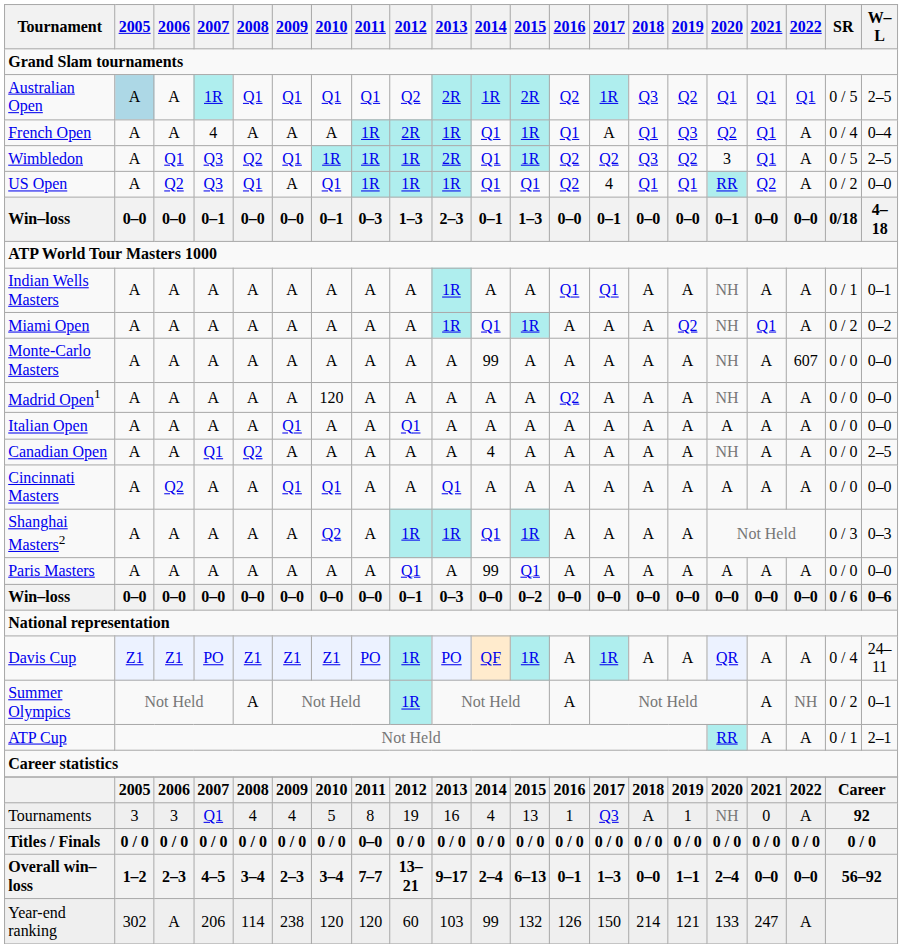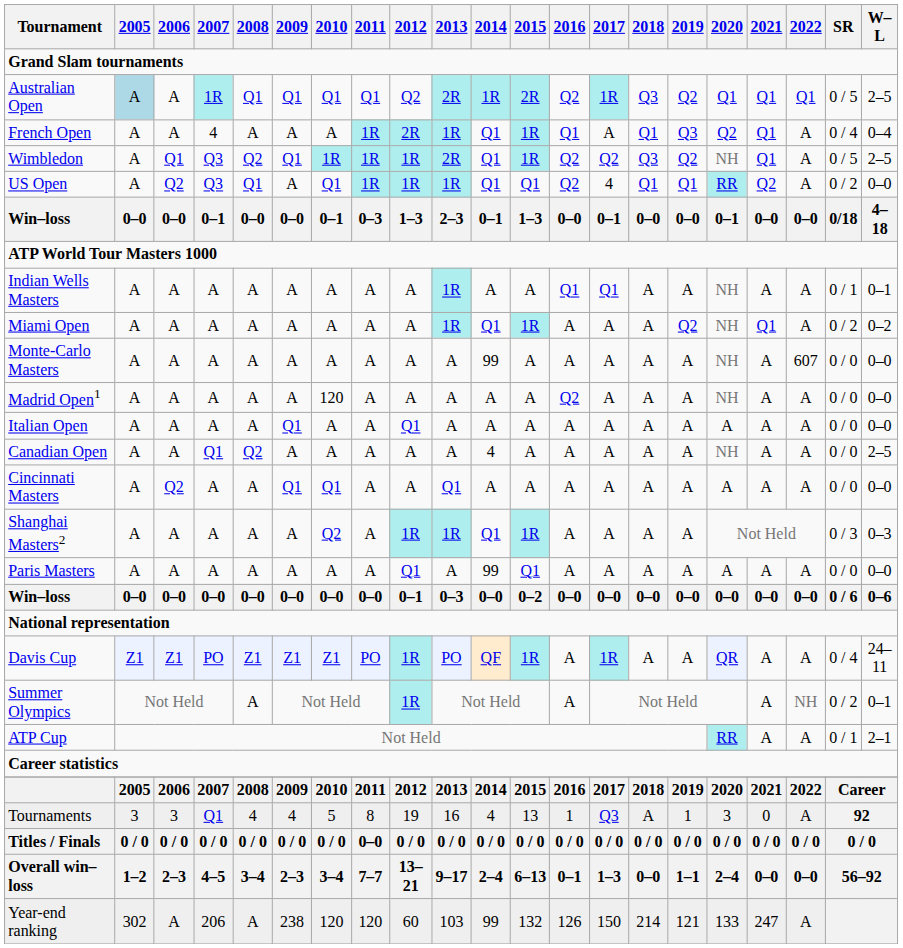(727, 157) 3 -> (727, 157) NH
(727, 815) NH -> (727, 815) 3
(253, 920) 114 -> (253, 920) A
